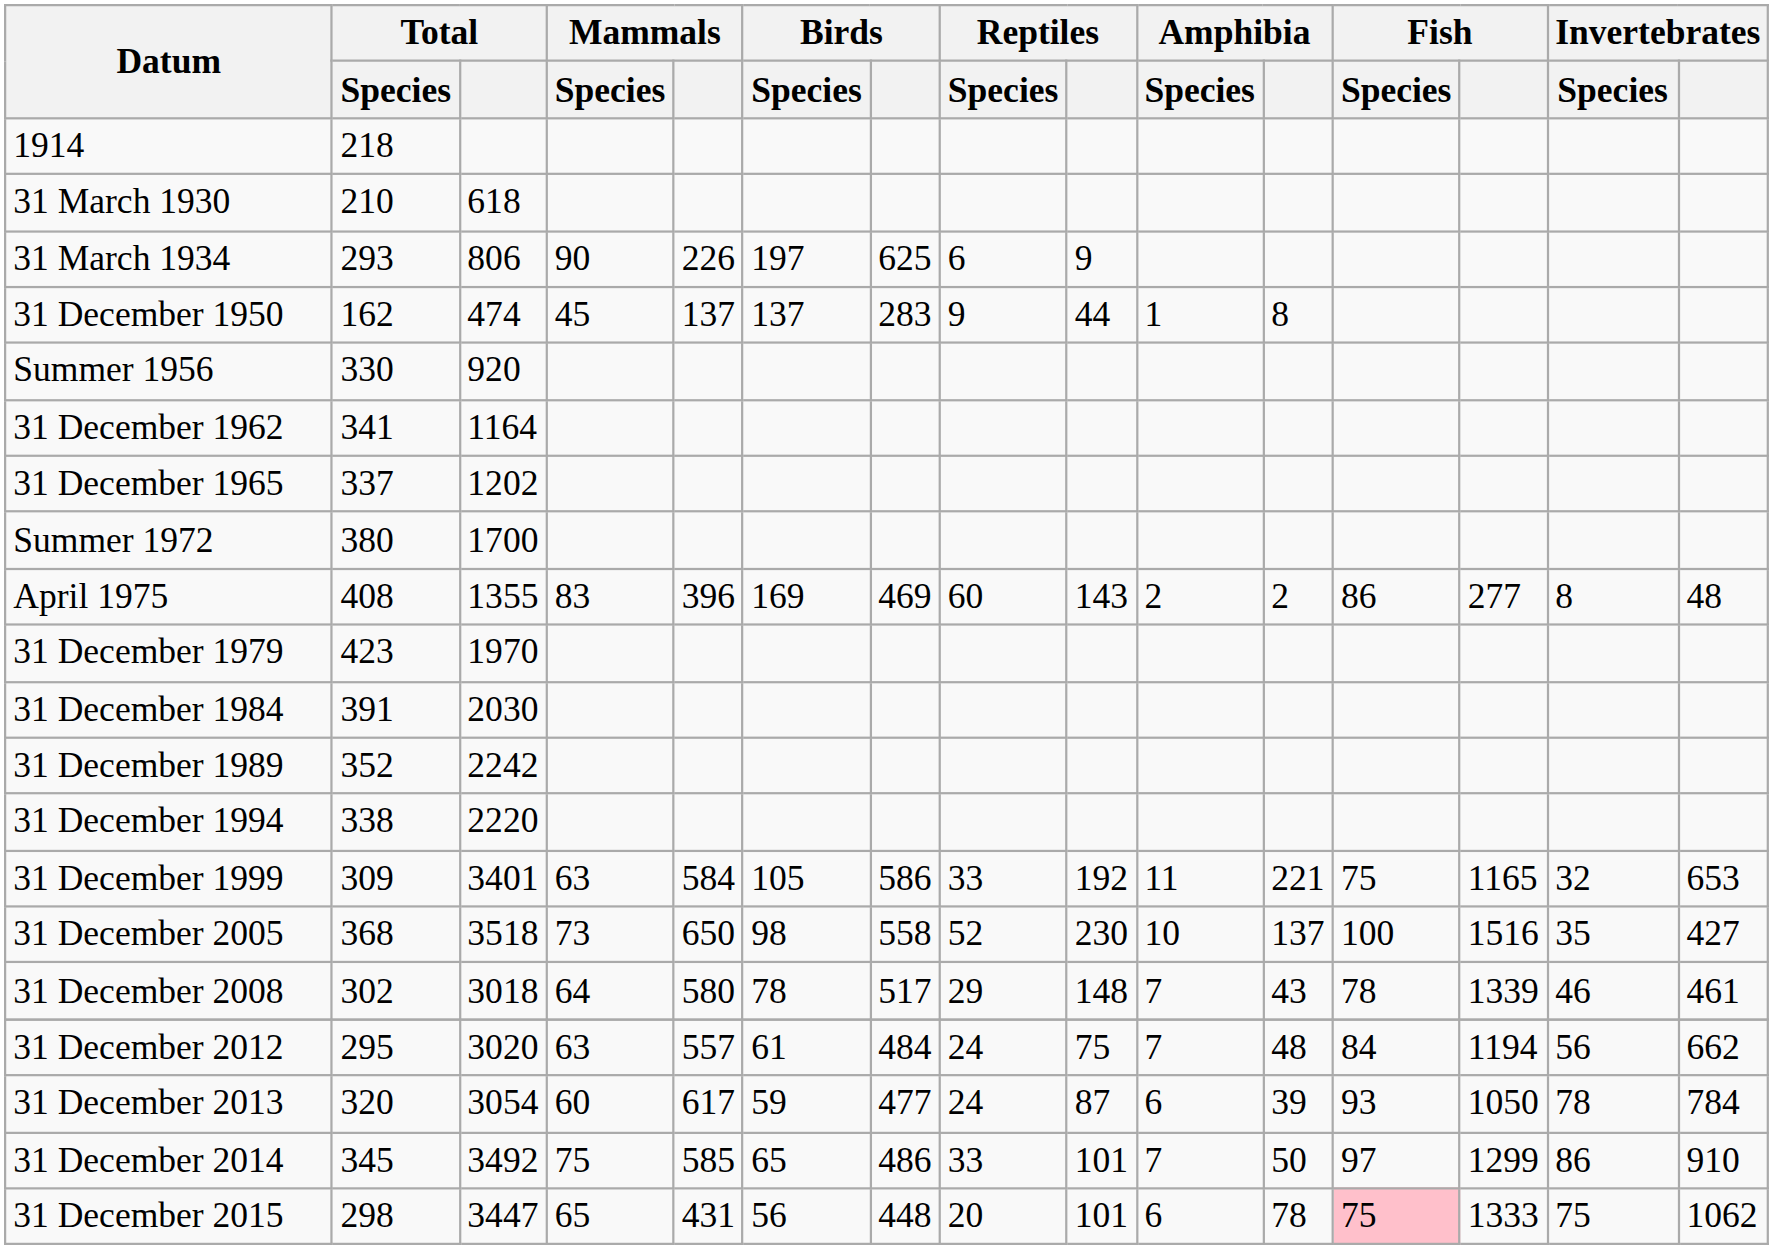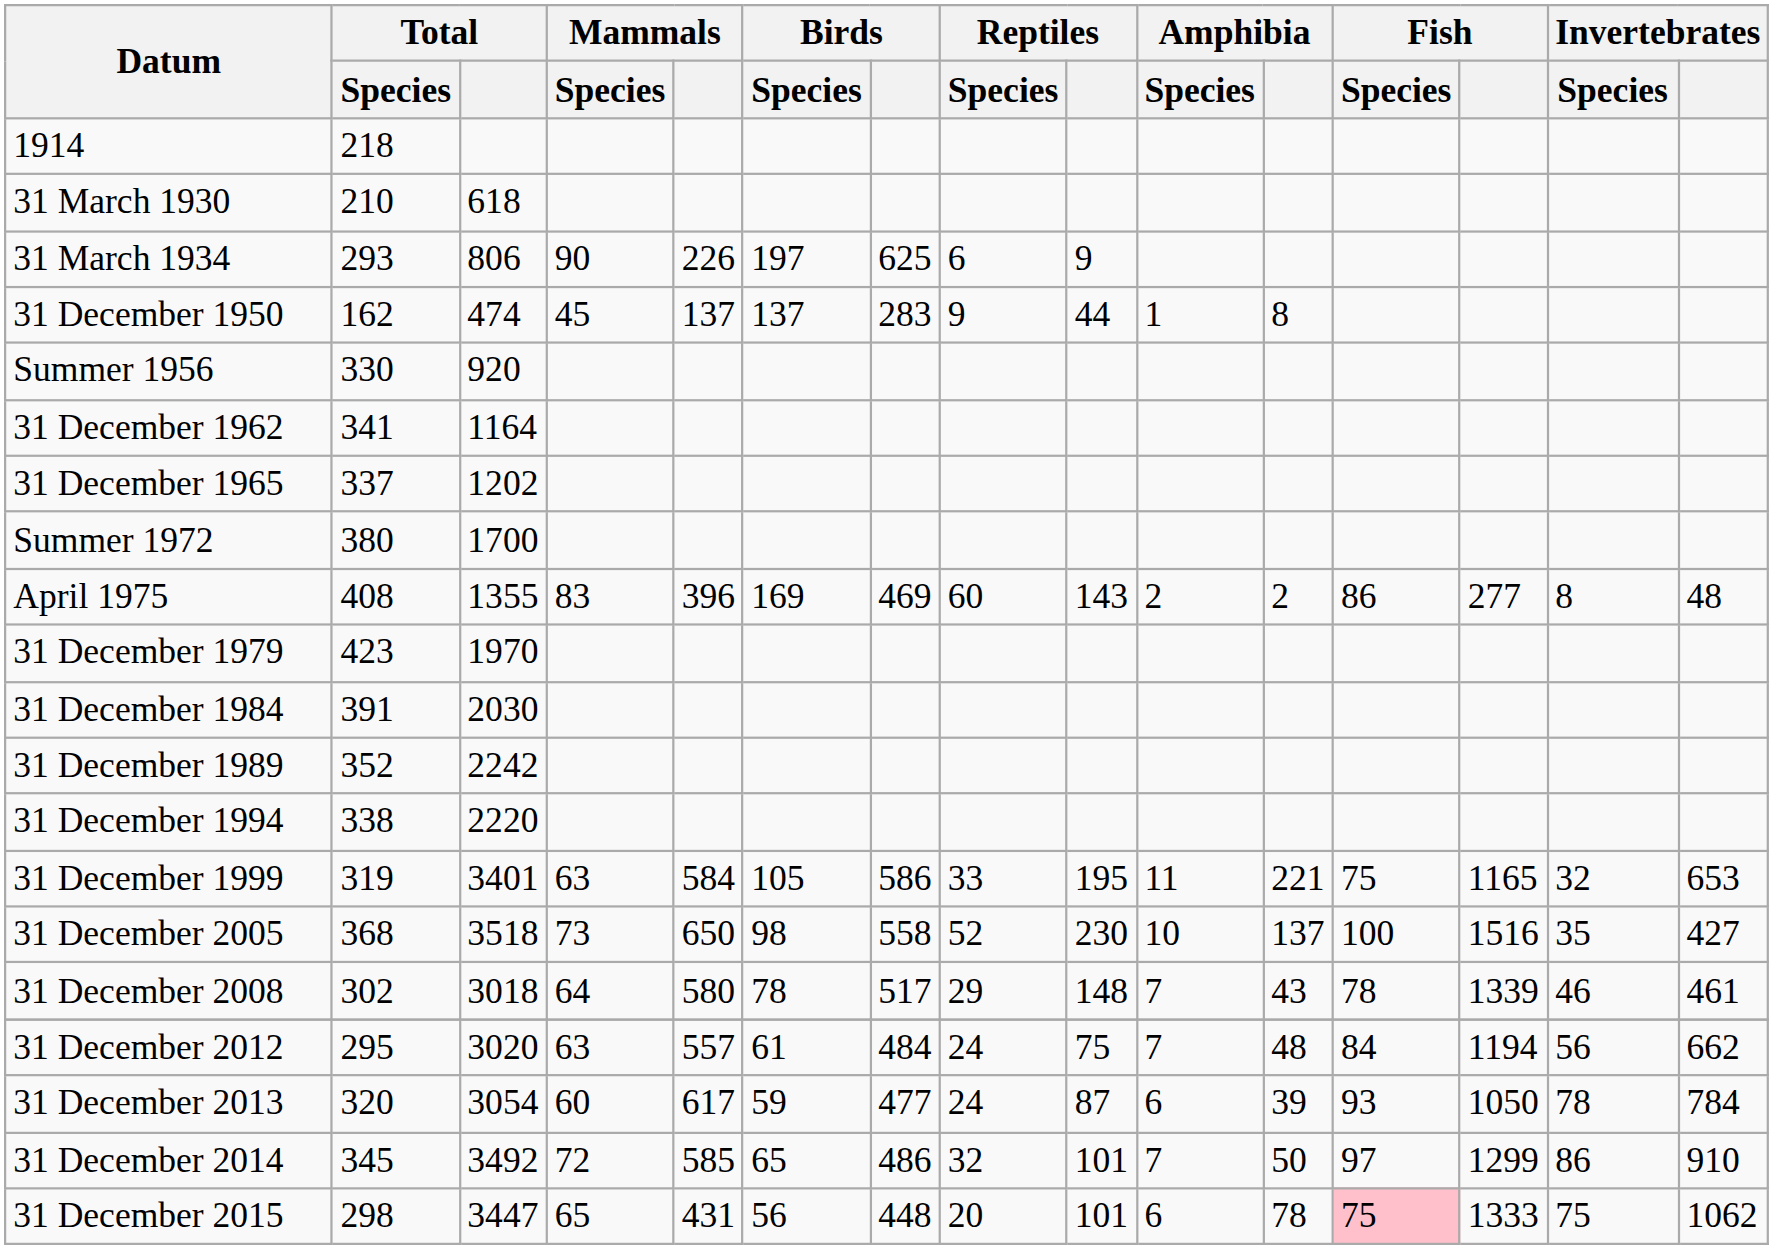(367, 877) 309 -> (367, 877) 319
(1101, 877) 192 -> (1101, 877) 195
(573, 1159) 75 -> (573, 1159) 72
(966, 1159) 33 -> (966, 1159) 32
